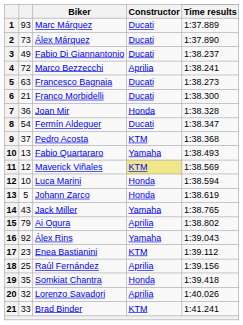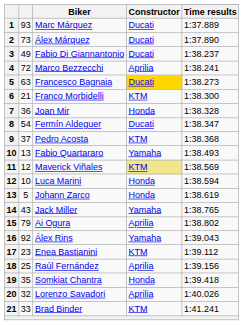(141, 82) no background -> (141, 82) gold background
(141, 96) Ducati -> (138, 96) KTM
